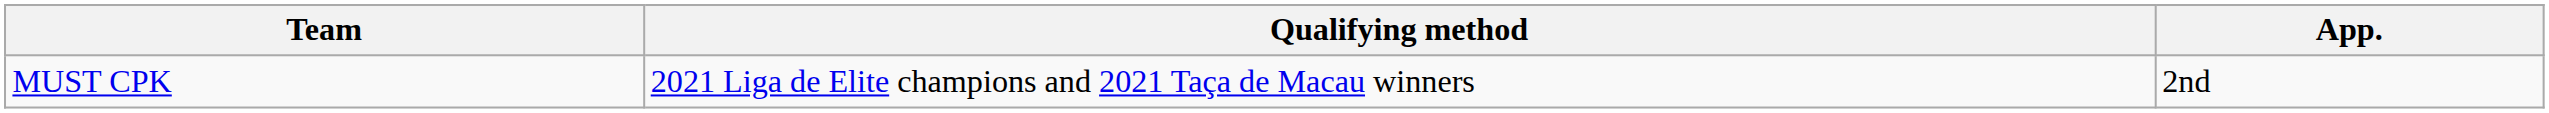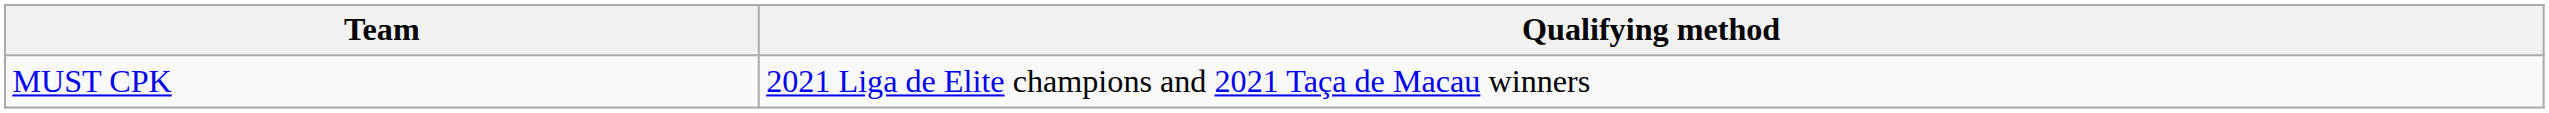- column: (2349, 30)
